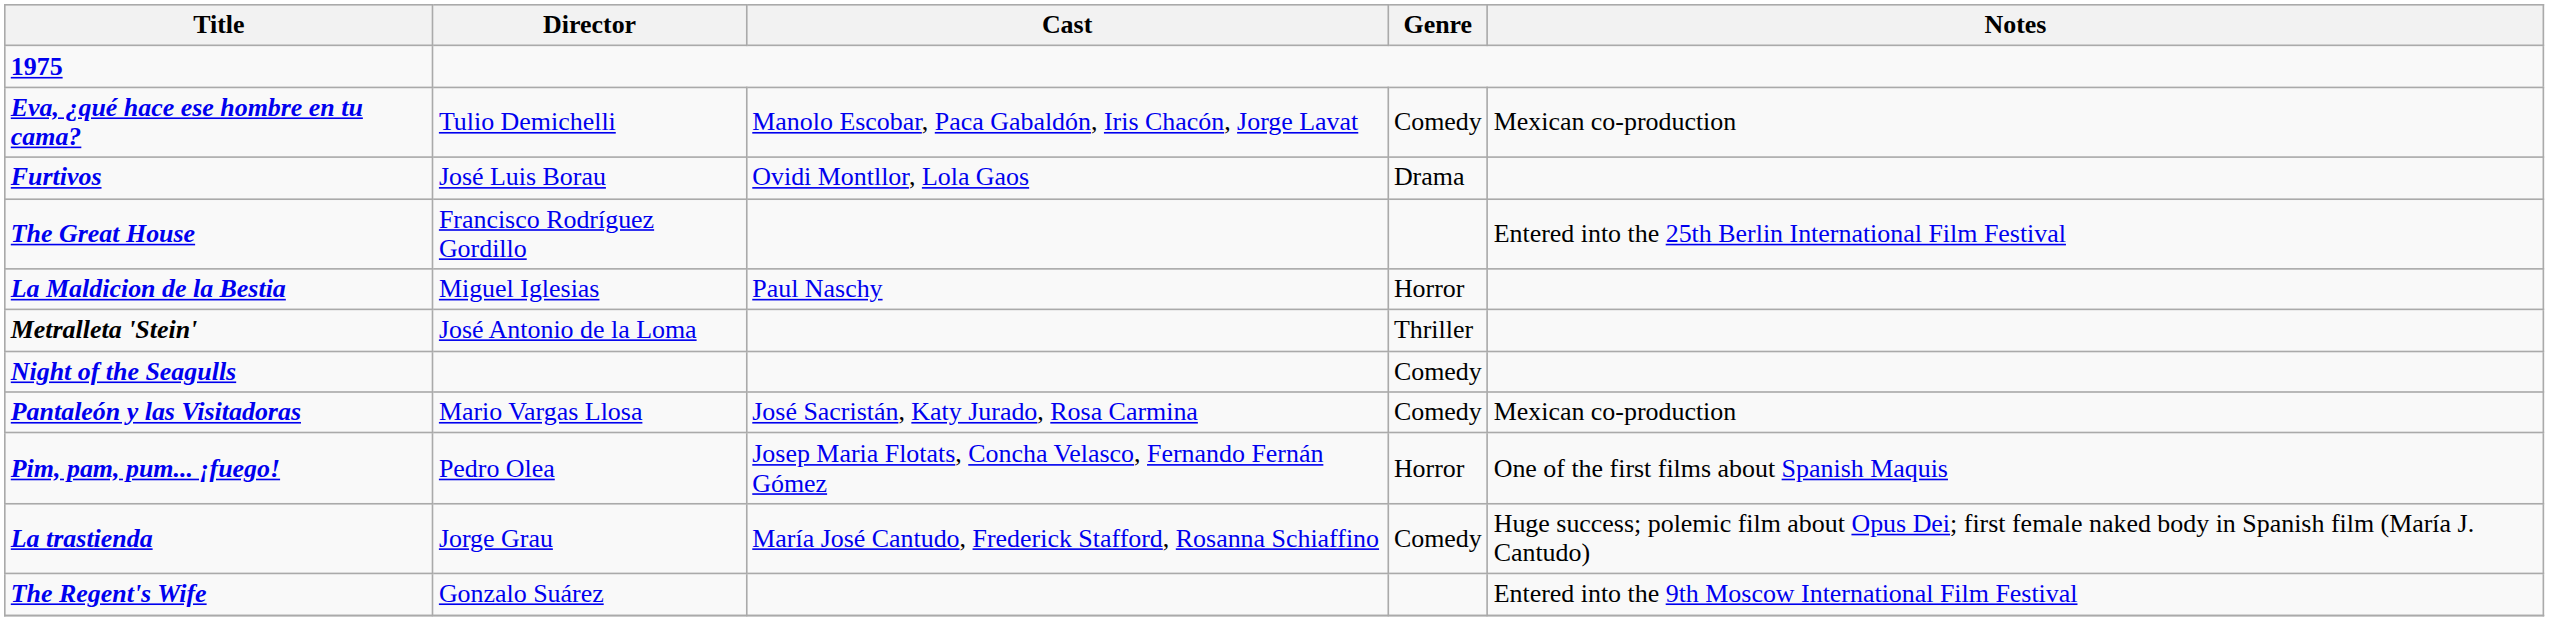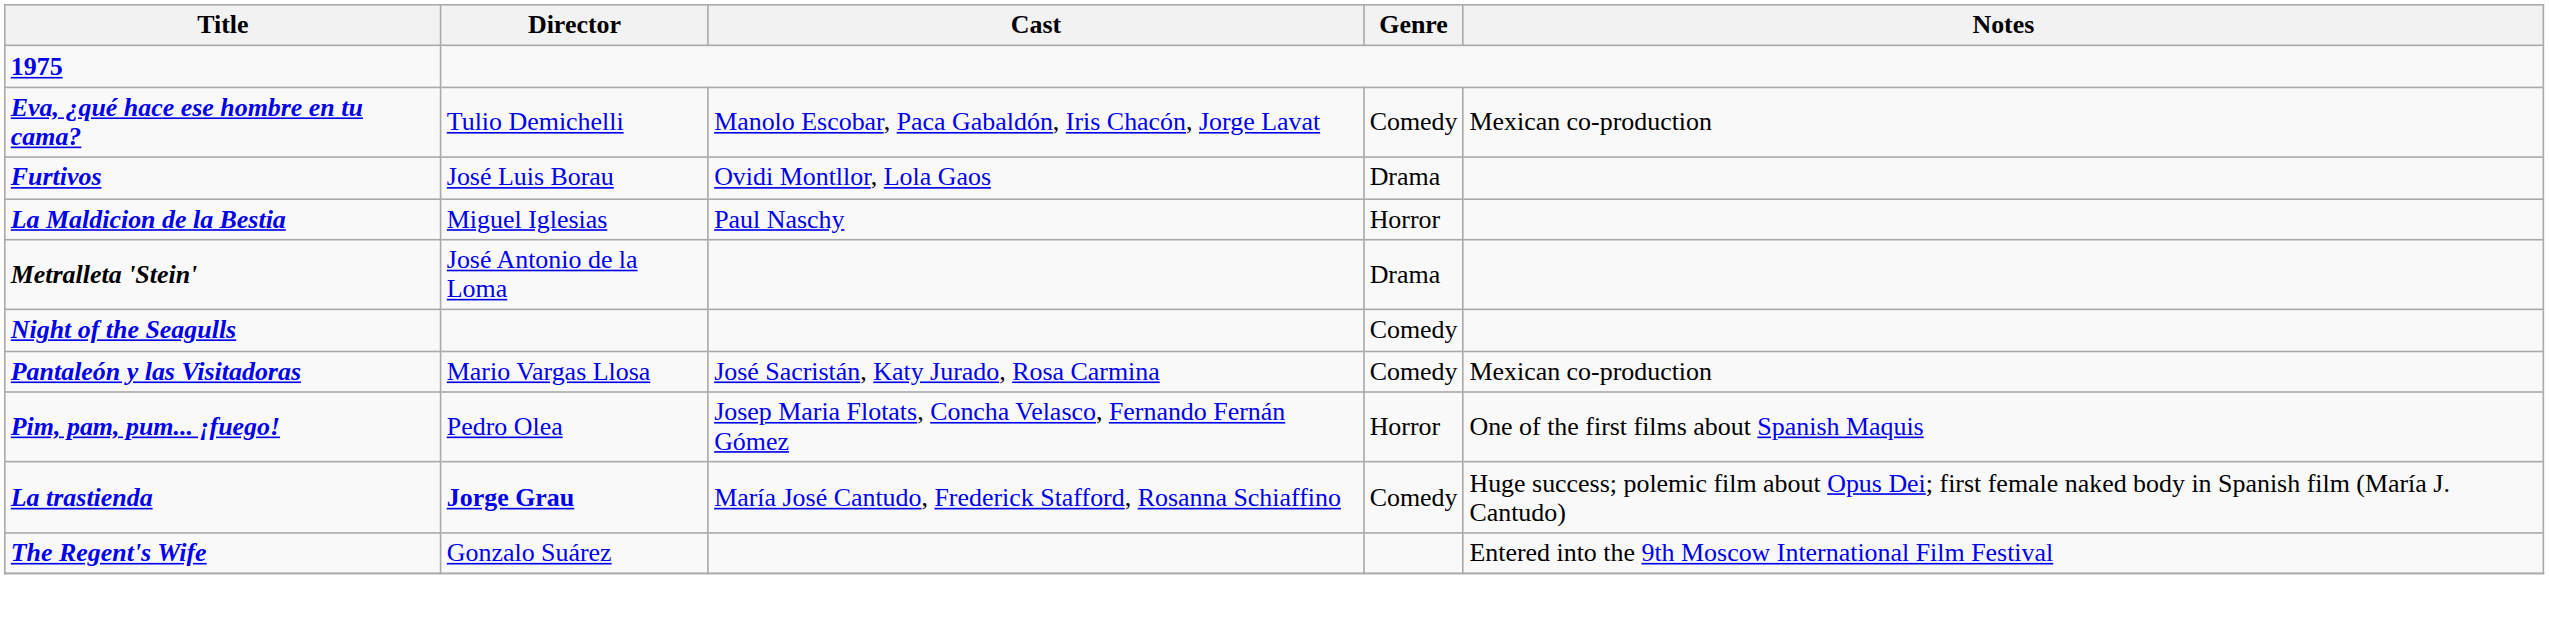- row: (103, 233)
(1433, 330) Thriller -> (1405, 274) Drama
(496, 538) normal -> (511, 497) bold
